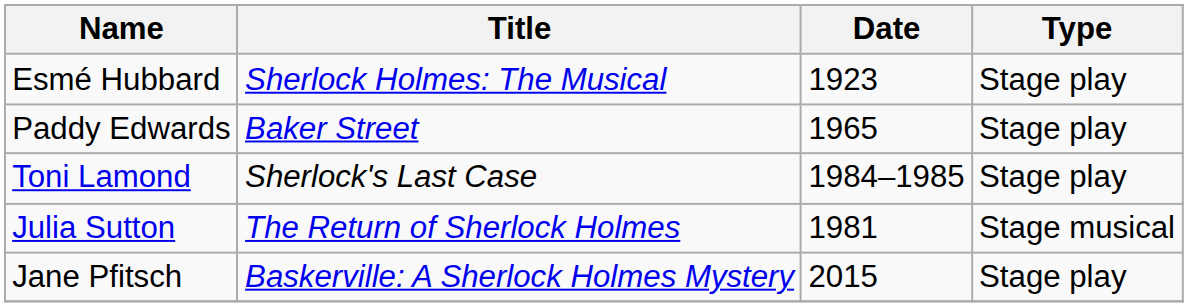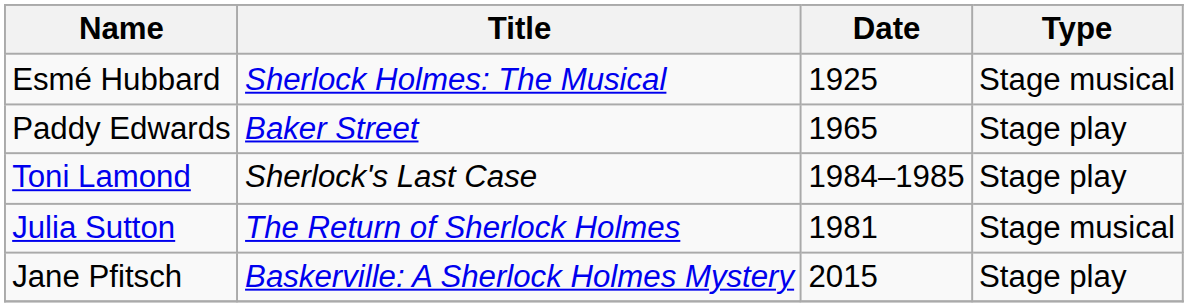(843, 78) 1923 -> (843, 78) 1925
(1053, 78) Stage play -> (1077, 78) Stage musical
